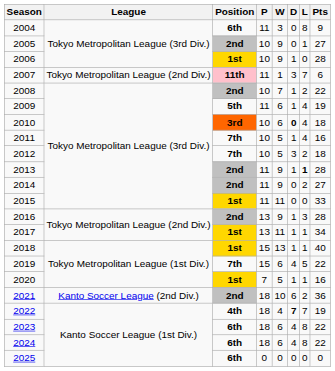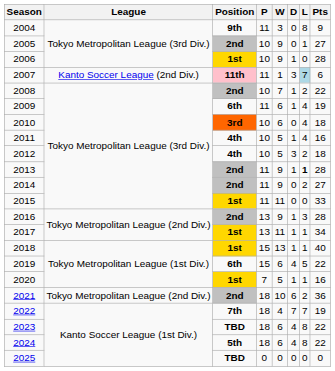(235, 28) 6th -> (235, 28) 9th
(129, 75) Tokyo Metropolitan League (2nd Div.) -> (129, 75) Kanto Soccer League (2nd Div.)
(305, 75) no background -> (305, 75) lightblue background
(235, 106) 5th -> (235, 106) 6th
(294, 122) bold -> (294, 122) normal
(235, 138) 7th -> (235, 138) 4th
(235, 153) 7th -> (235, 153) 4th
(235, 264) 7th -> (235, 264) 6th
(129, 295) Kanto Soccer League (2nd Div.) -> (129, 295) Tokyo Metropolitan League (2nd Div.)
(235, 311) 4th -> (235, 311) 7th
(294, 311) bold -> (294, 311) normal
(235, 327) 6th -> (235, 327) TBD
(235, 342) 6th -> (235, 342) 5th
(235, 358) 6th -> (235, 358) TBD
